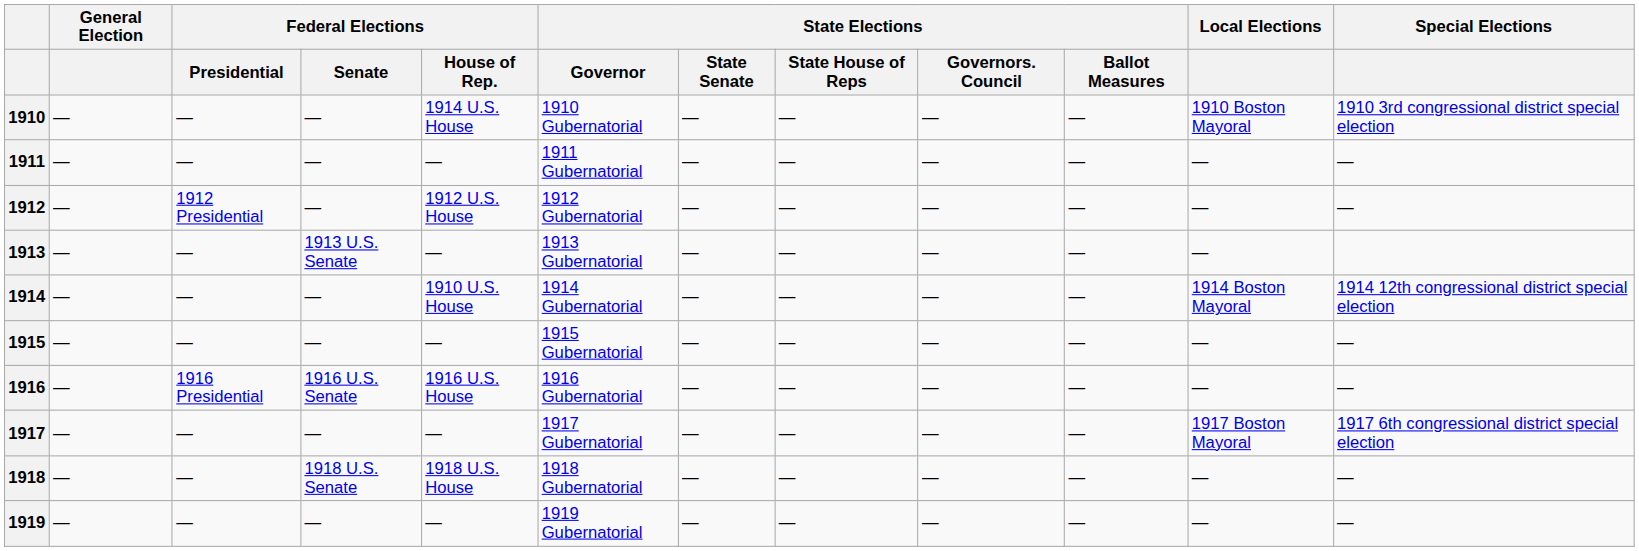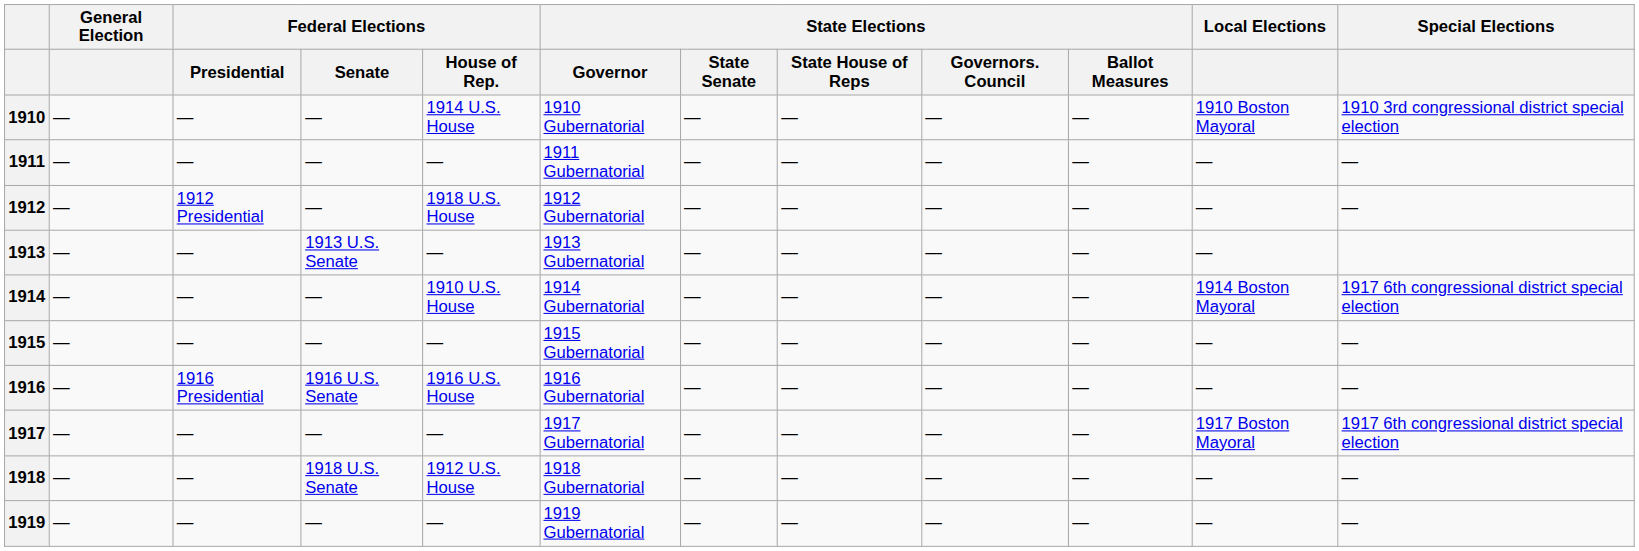(462, 207) 1912 U.S. House -> (464, 207) 1918 U.S. House
(1482, 297) 1914 12th congressional district special election -> (1482, 297) 1917 6th congressional district special election
(462, 478) 1918 U.S. House -> (464, 478) 1912 U.S. House
